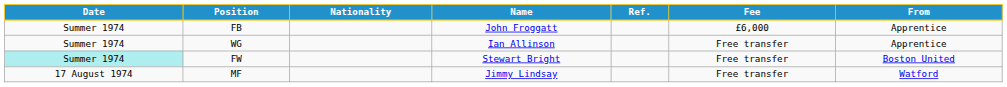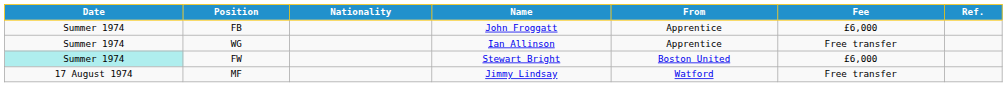columns swapped: (919, 12) <-> (640, 12)
(752, 58) Free transfer -> (861, 58) £6,000
